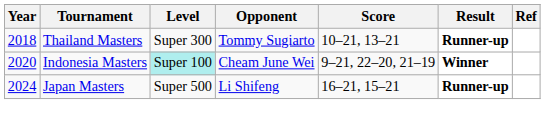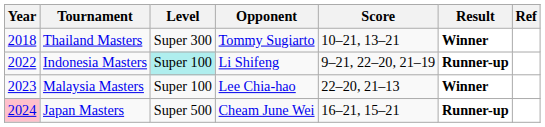(475, 40) Runner-up -> (465, 40) Winner
(22, 63) 2020 -> (22, 63) 2022
(267, 63) Cheam June Wei -> (249, 63) Li Shifeng
(465, 63) Winner -> (475, 63) Runner-up
+ row: (93, 87)
(22, 87) no background -> (22, 110) pink background
(249, 87) Li Shifeng -> (267, 110) Cheam June Wei
